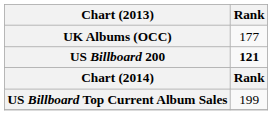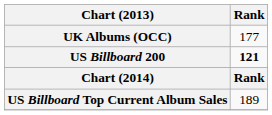(249, 99) 199 -> (249, 99) 189
